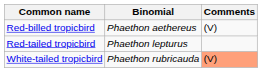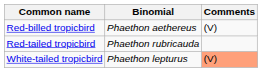(147, 43) Phaethon lepturus -> (153, 43) Phaethon rubricauda
(153, 59) Phaethon rubricauda -> (147, 59) Phaethon lepturus
